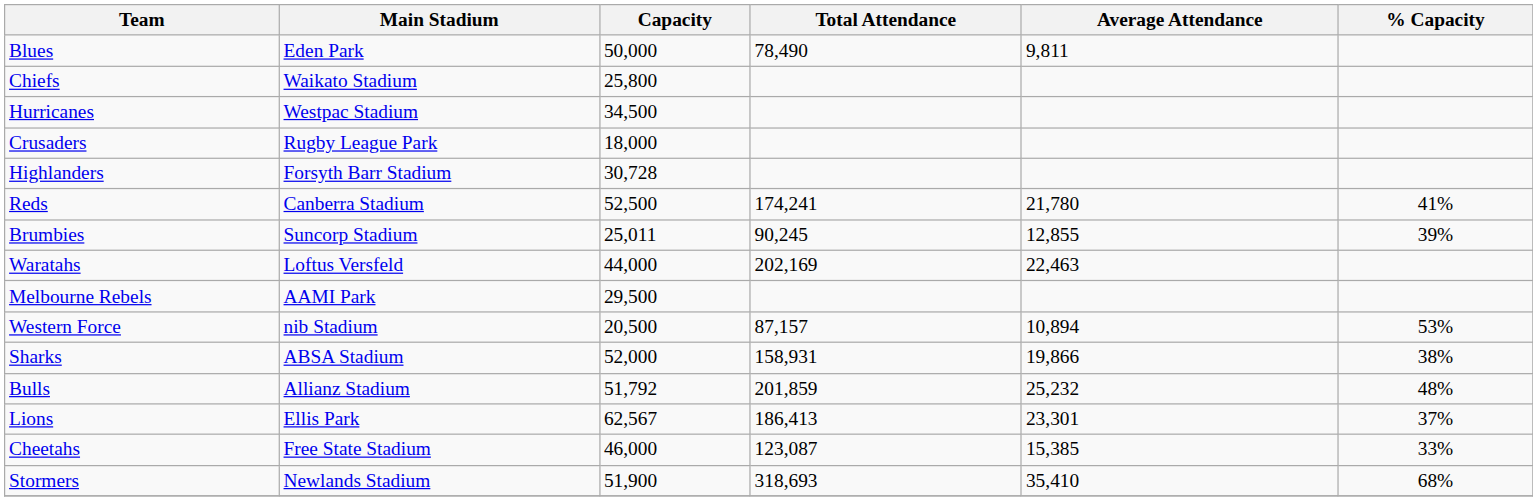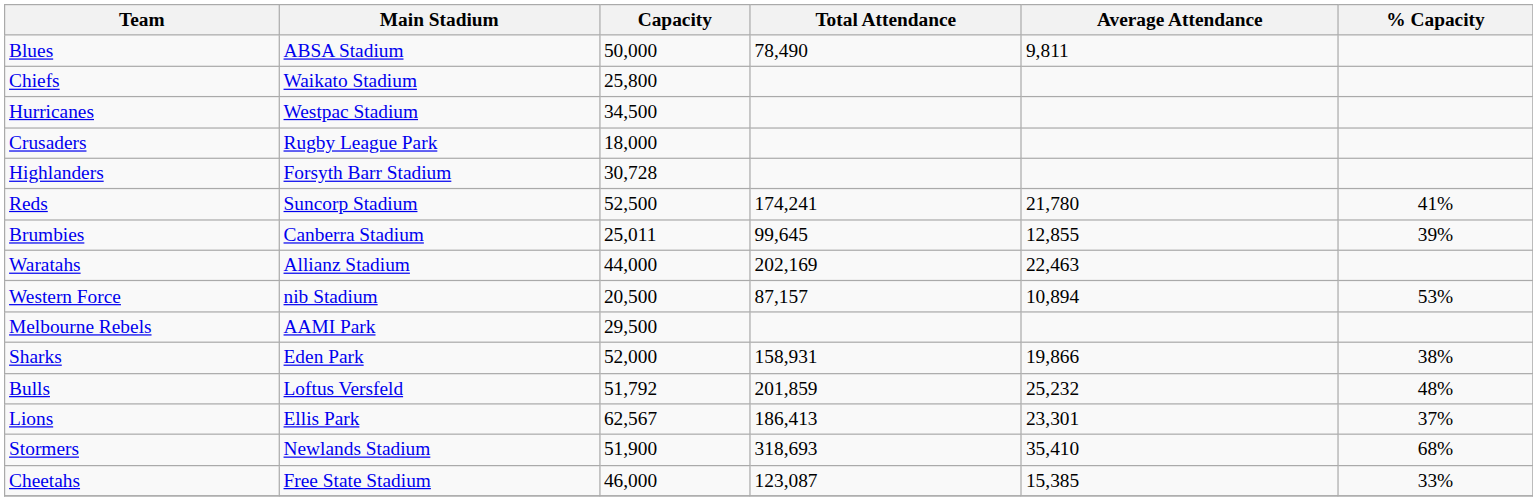(324, 50) Eden Park -> (344, 50) ABSA Stadium
(354, 204) Canberra Stadium -> (351, 204) Suncorp Stadium
(351, 234) Suncorp Stadium -> (354, 234) Canberra Stadium
(781, 234) 90,245 -> (781, 234) 99,645
(343, 265) Loftus Versfeld -> (347, 265) Allianz Stadium
rows swapped: (80, 296) <-> (65, 326)
(344, 357) ABSA Stadium -> (324, 357) Eden Park
(347, 388) Allianz Stadium -> (343, 388) Loftus Versfeld
rows swapped: (45, 449) <-> (44, 480)
